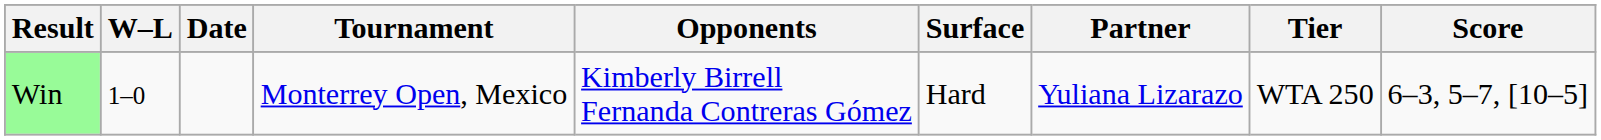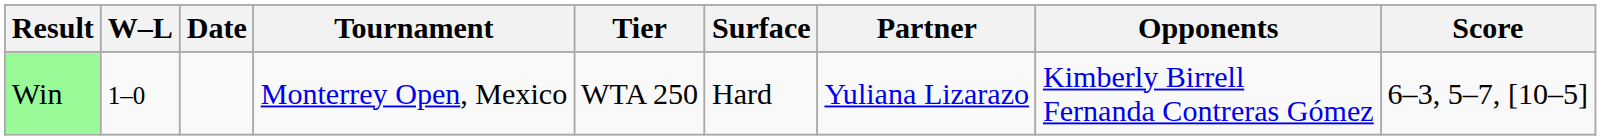columns swapped: (1315, 28) <-> (746, 28)
